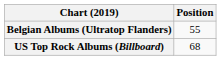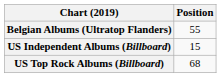+ row: (89, 47)
